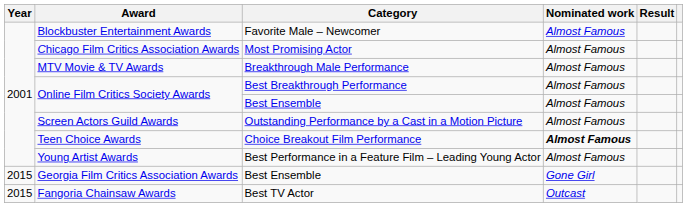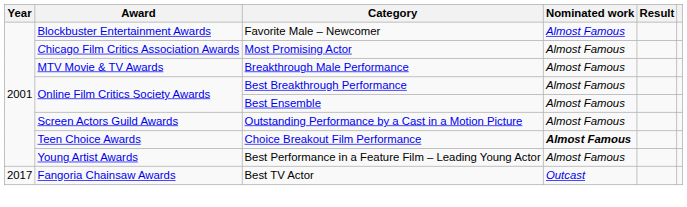- row: (138, 175)
(20, 193) 2015 -> (20, 175) 2017
